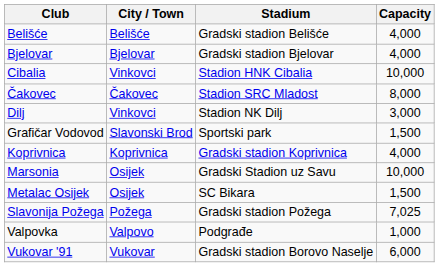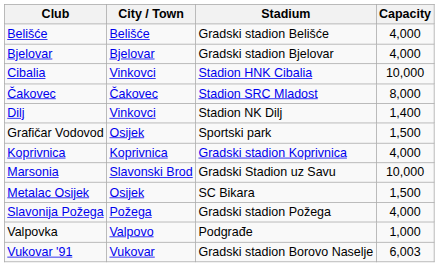(405, 113) 3,000 -> (405, 113) 1,400
(151, 133) Slavonski Brod -> (127, 133) Osijek
(127, 172) Osijek -> (151, 172) Slavonski Brod
(405, 212) 7,025 -> (405, 212) 4,000
(405, 251) 6,000 -> (405, 251) 6,003
